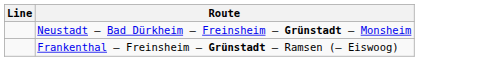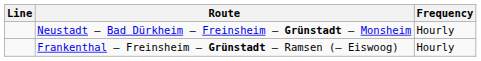+ column: (445, 13)
